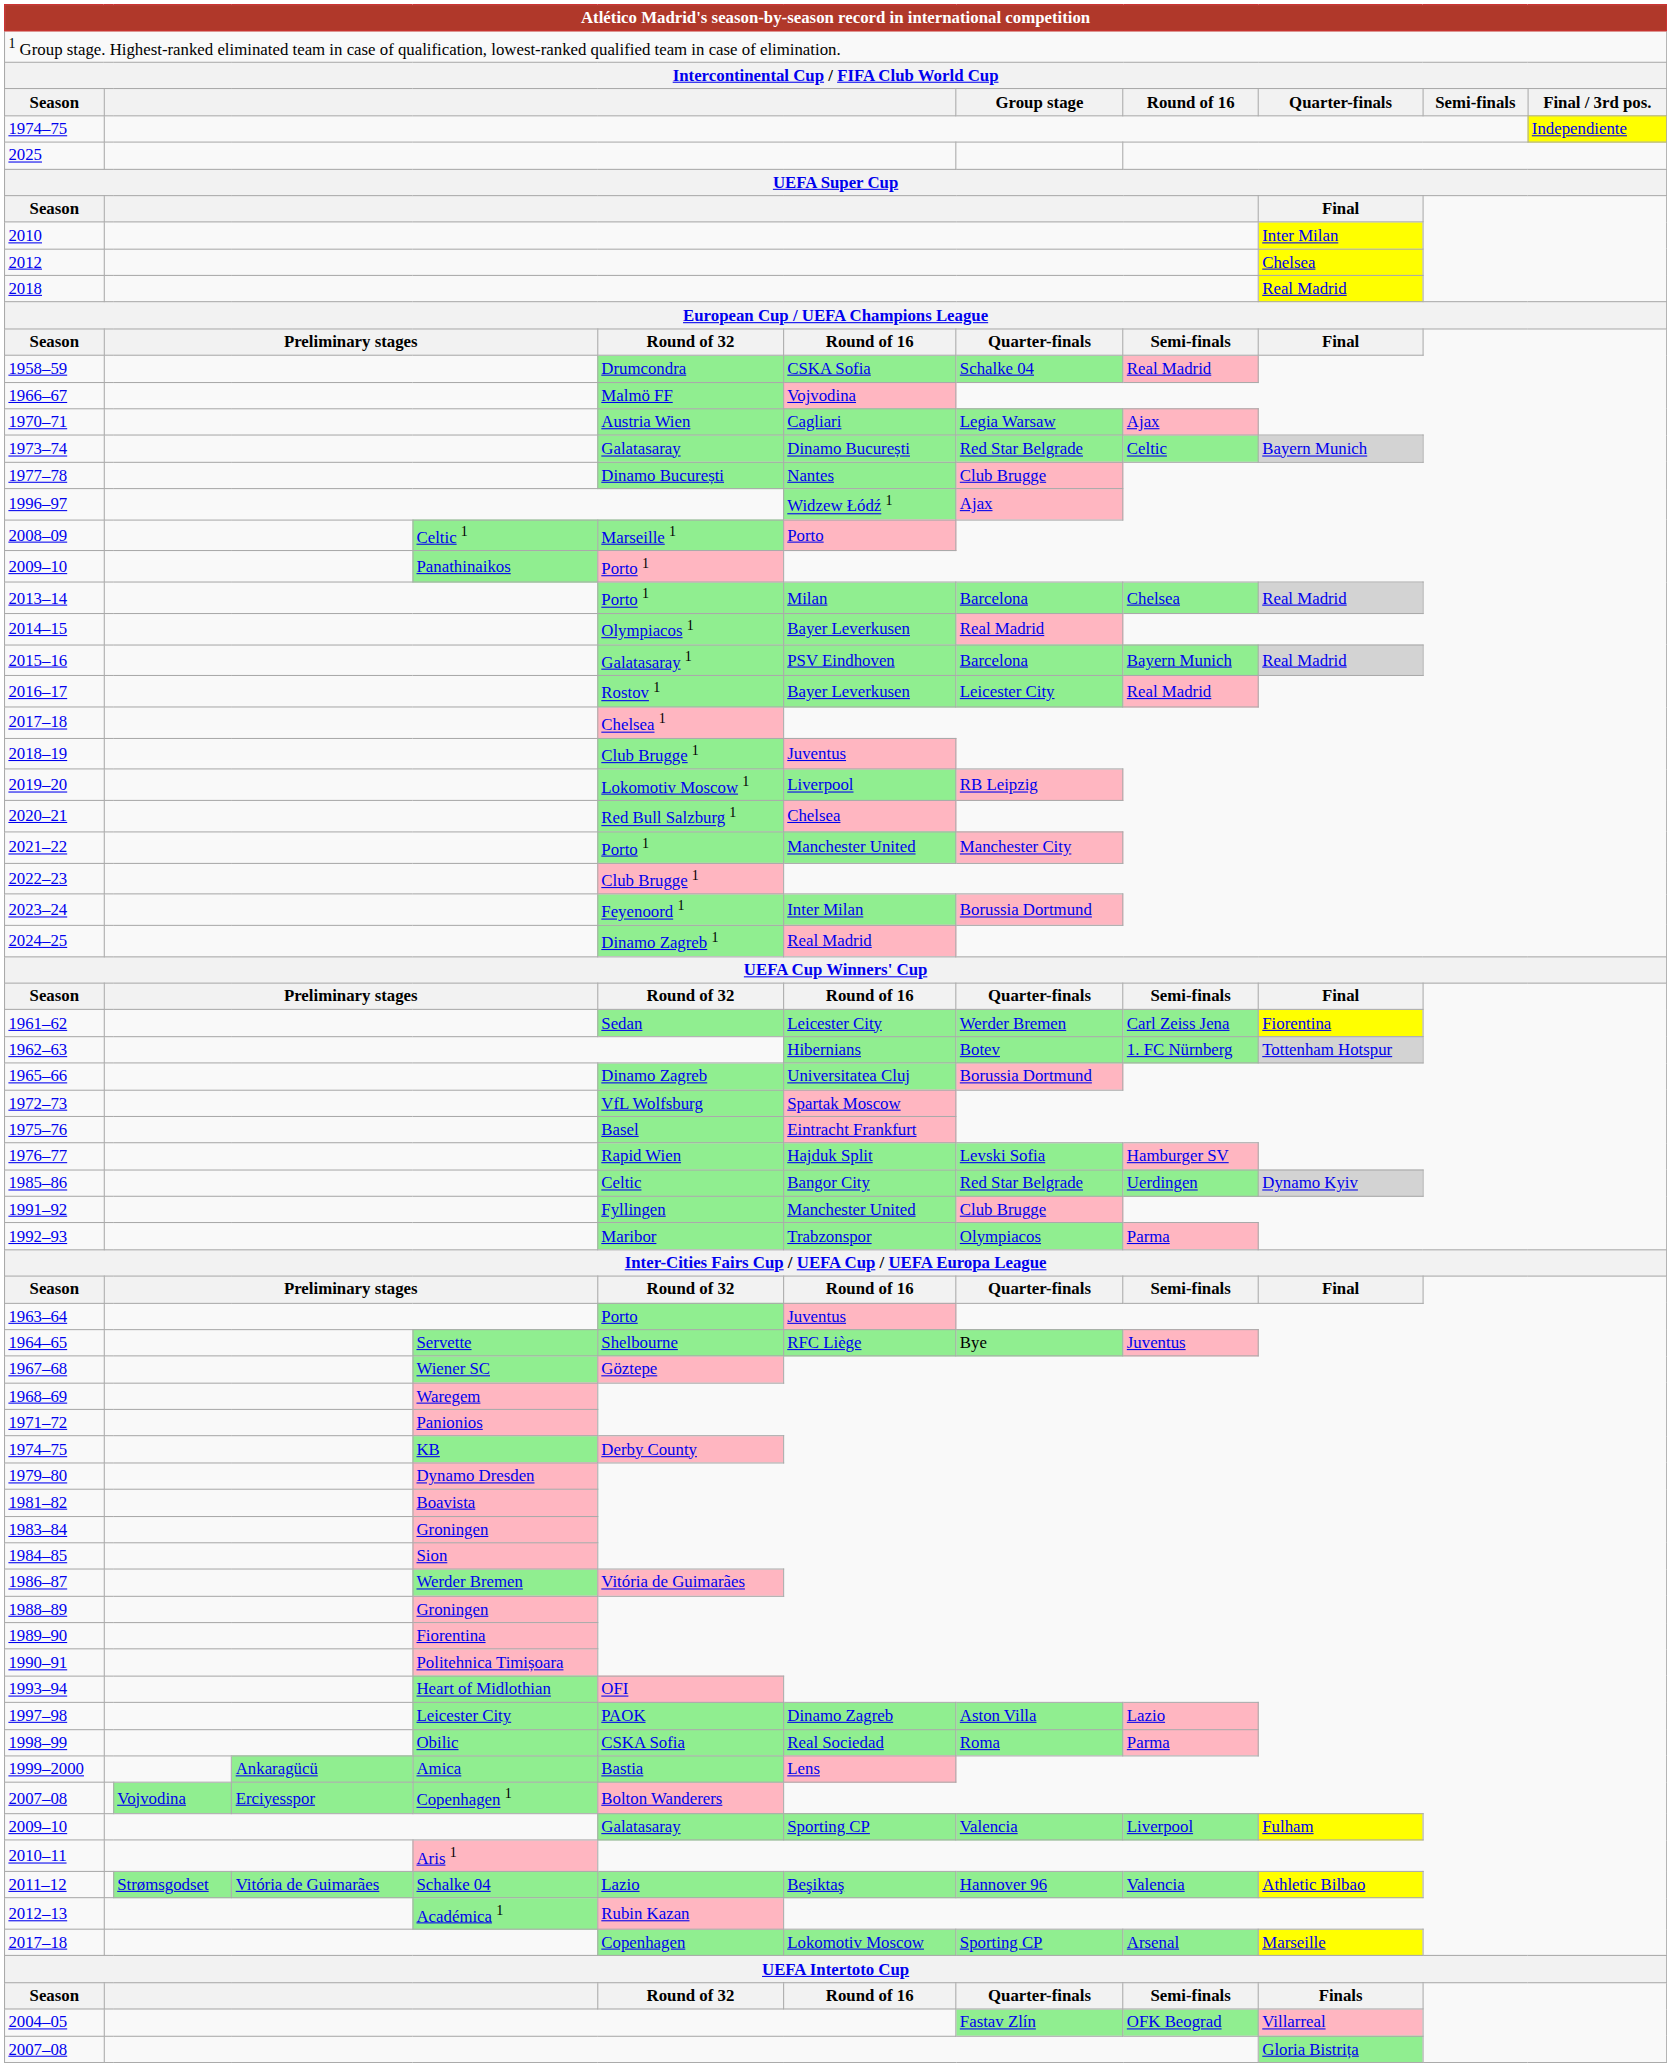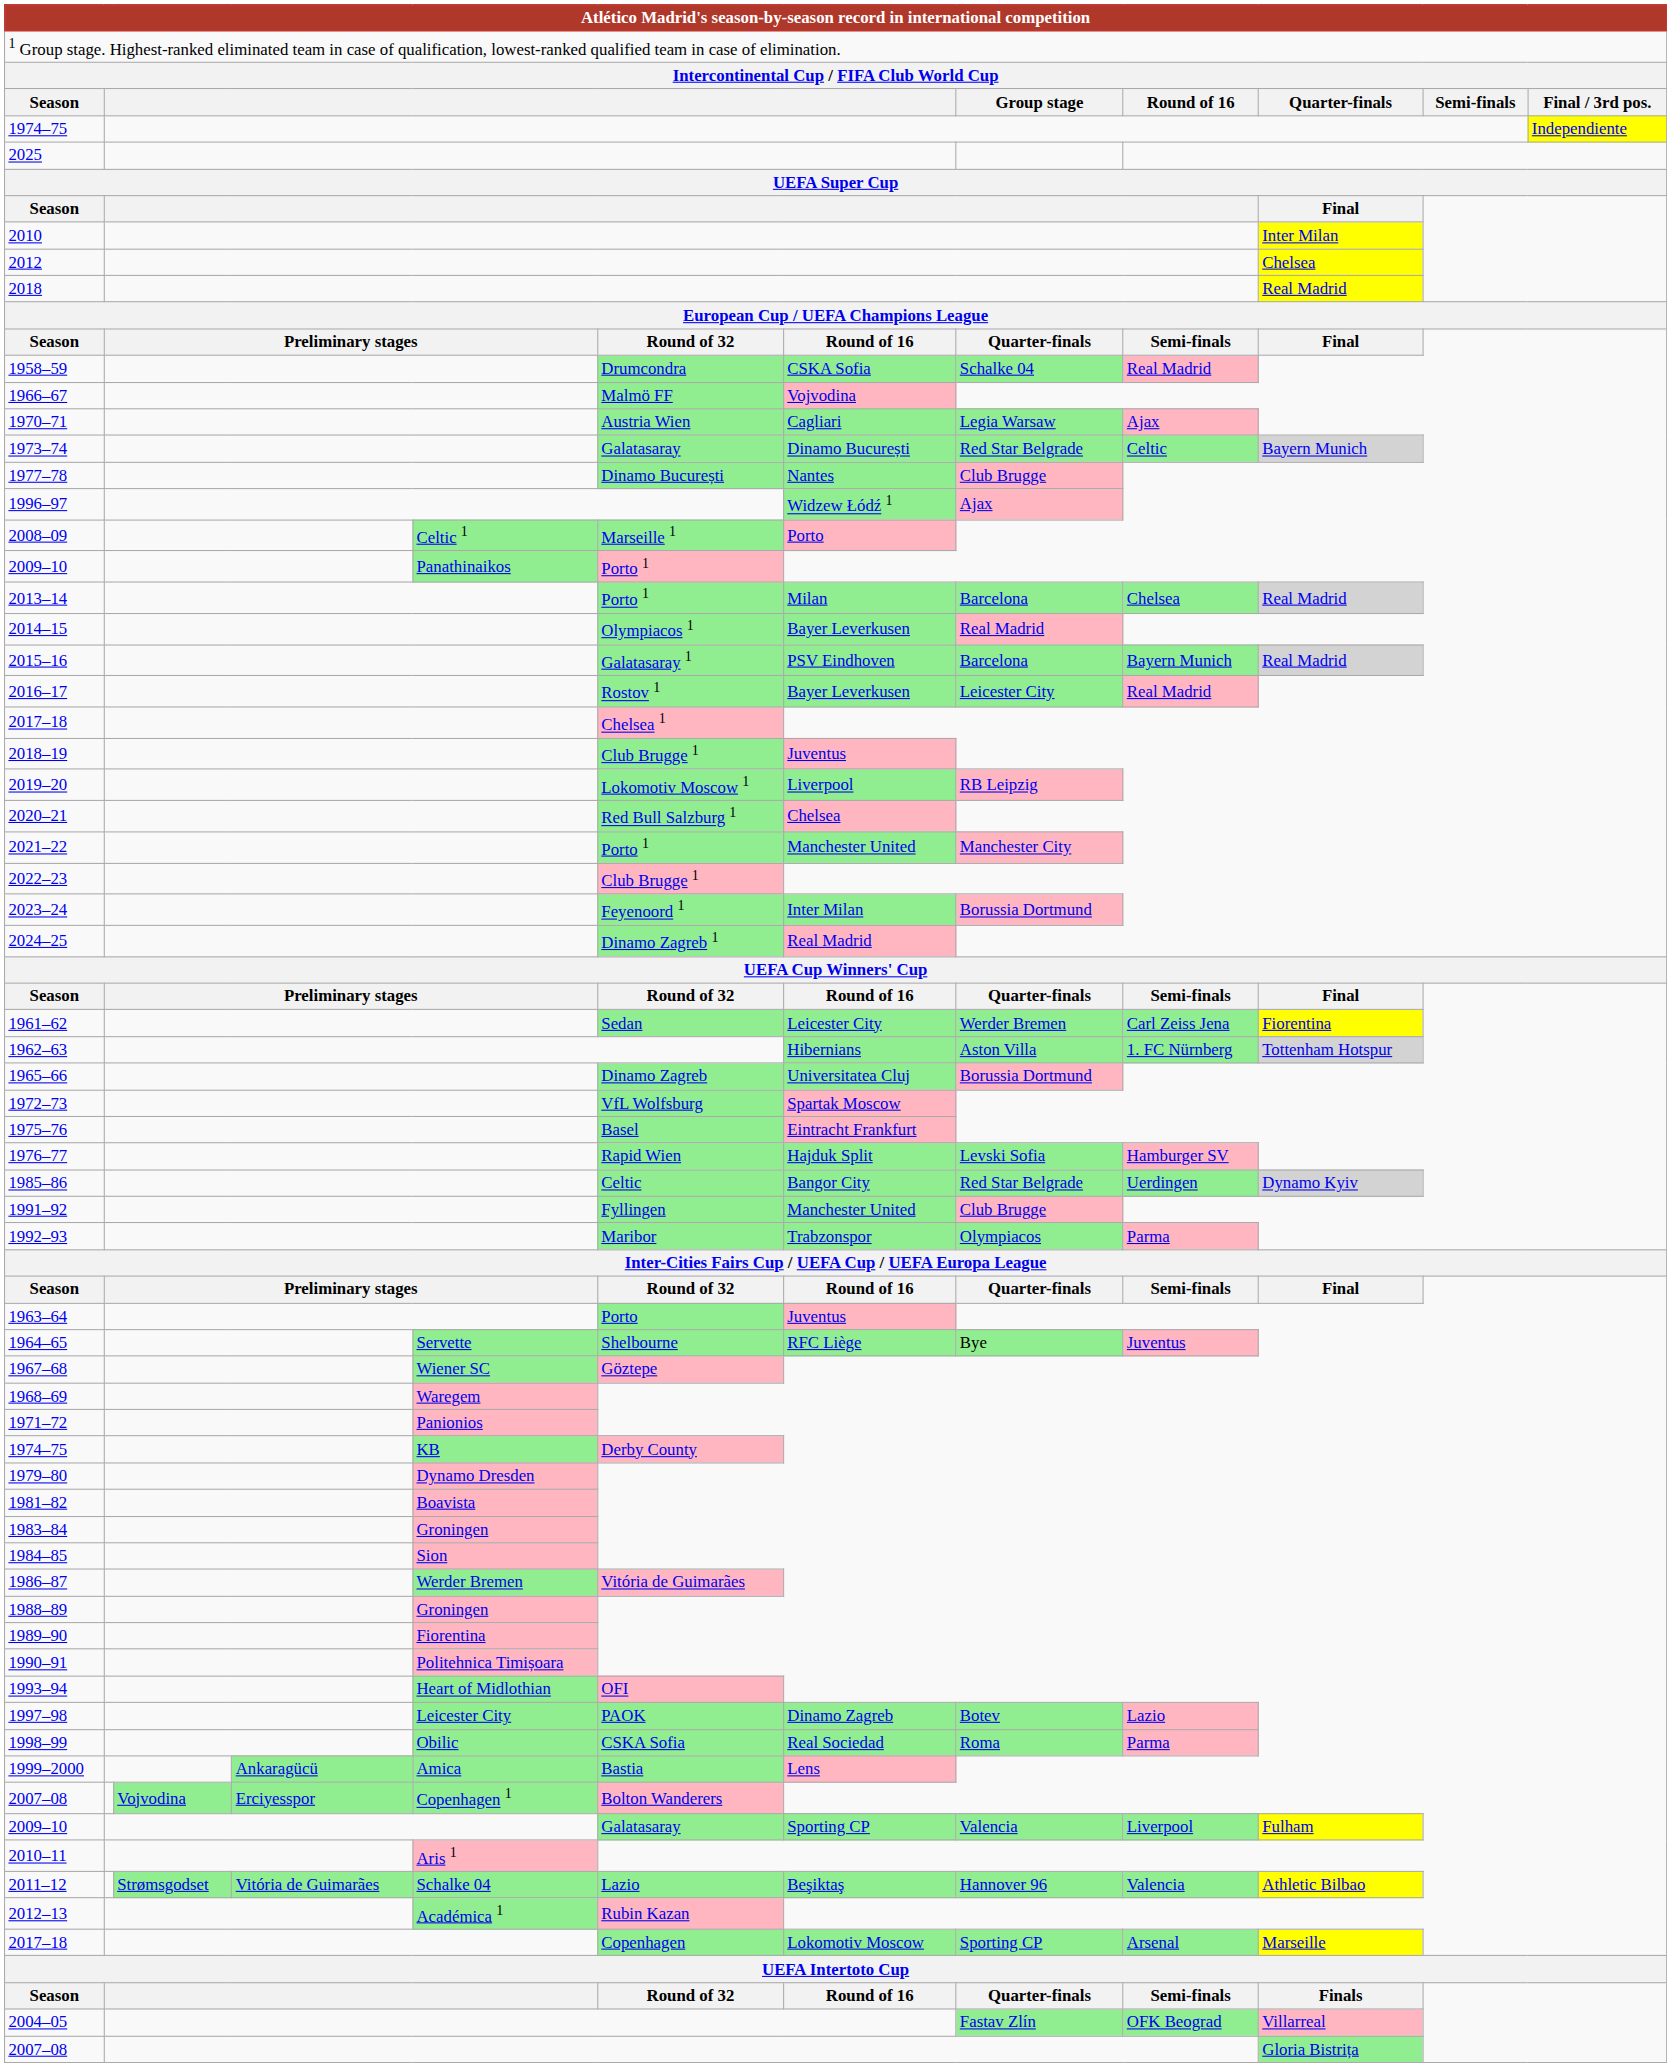(980, 1049) Botev -> (998, 1049) Aston Villa
(998, 1715) Aston Villa -> (980, 1715) Botev
